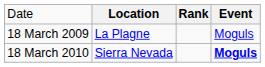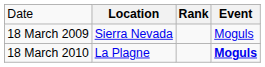(122, 34) La Plagne -> (134, 34) Sierra Nevada
(134, 53) Sierra Nevada -> (122, 53) La Plagne
